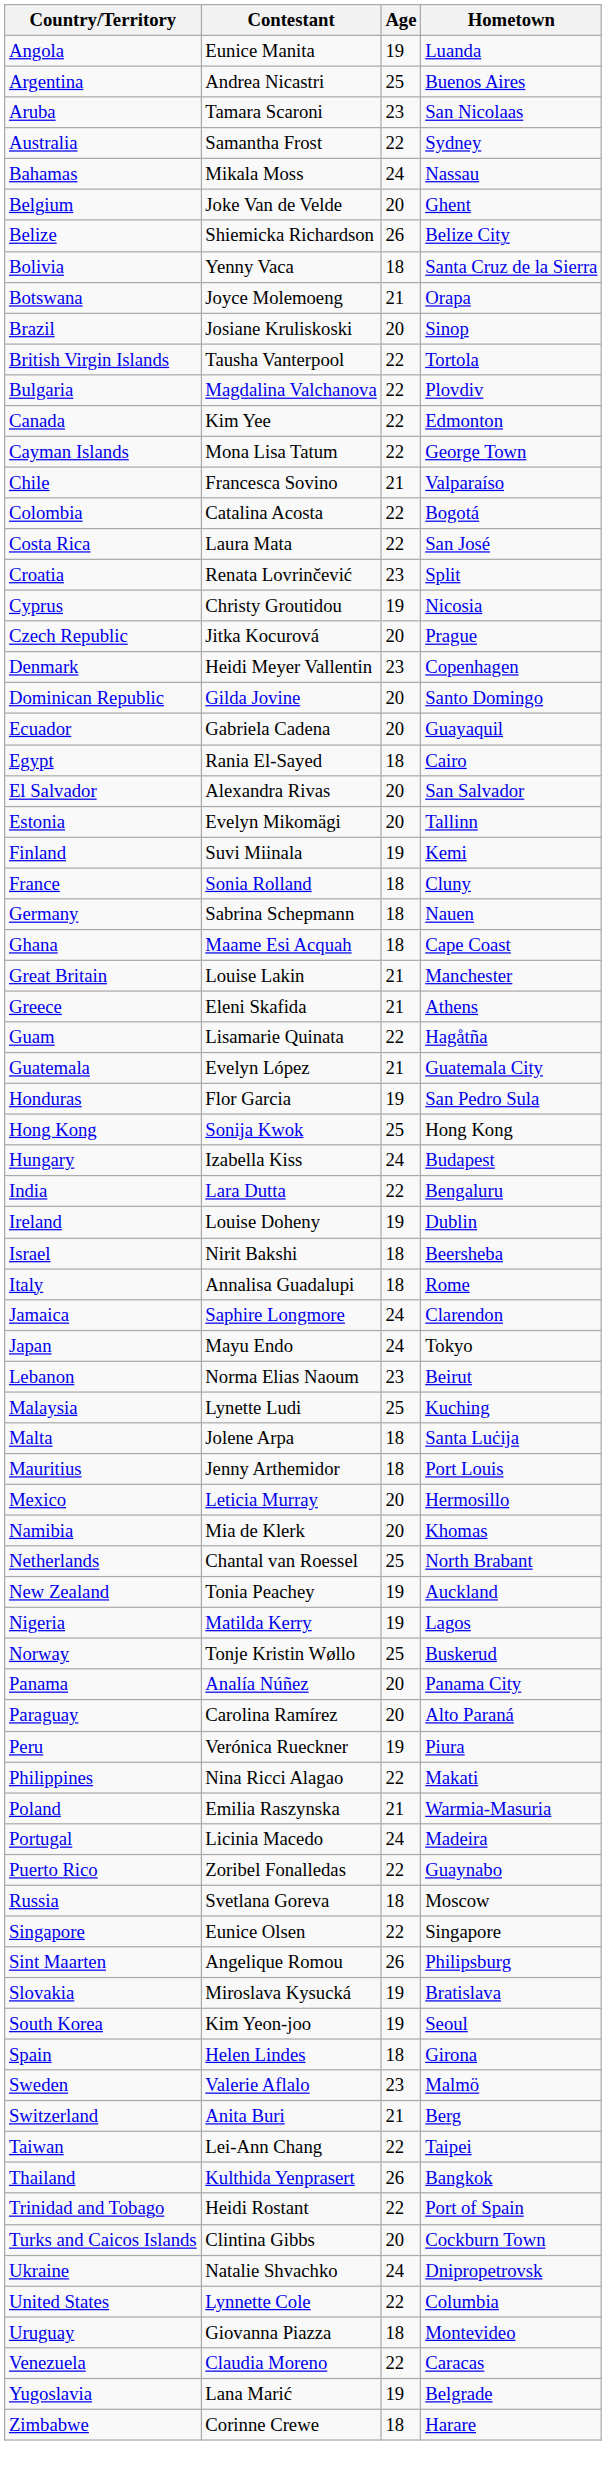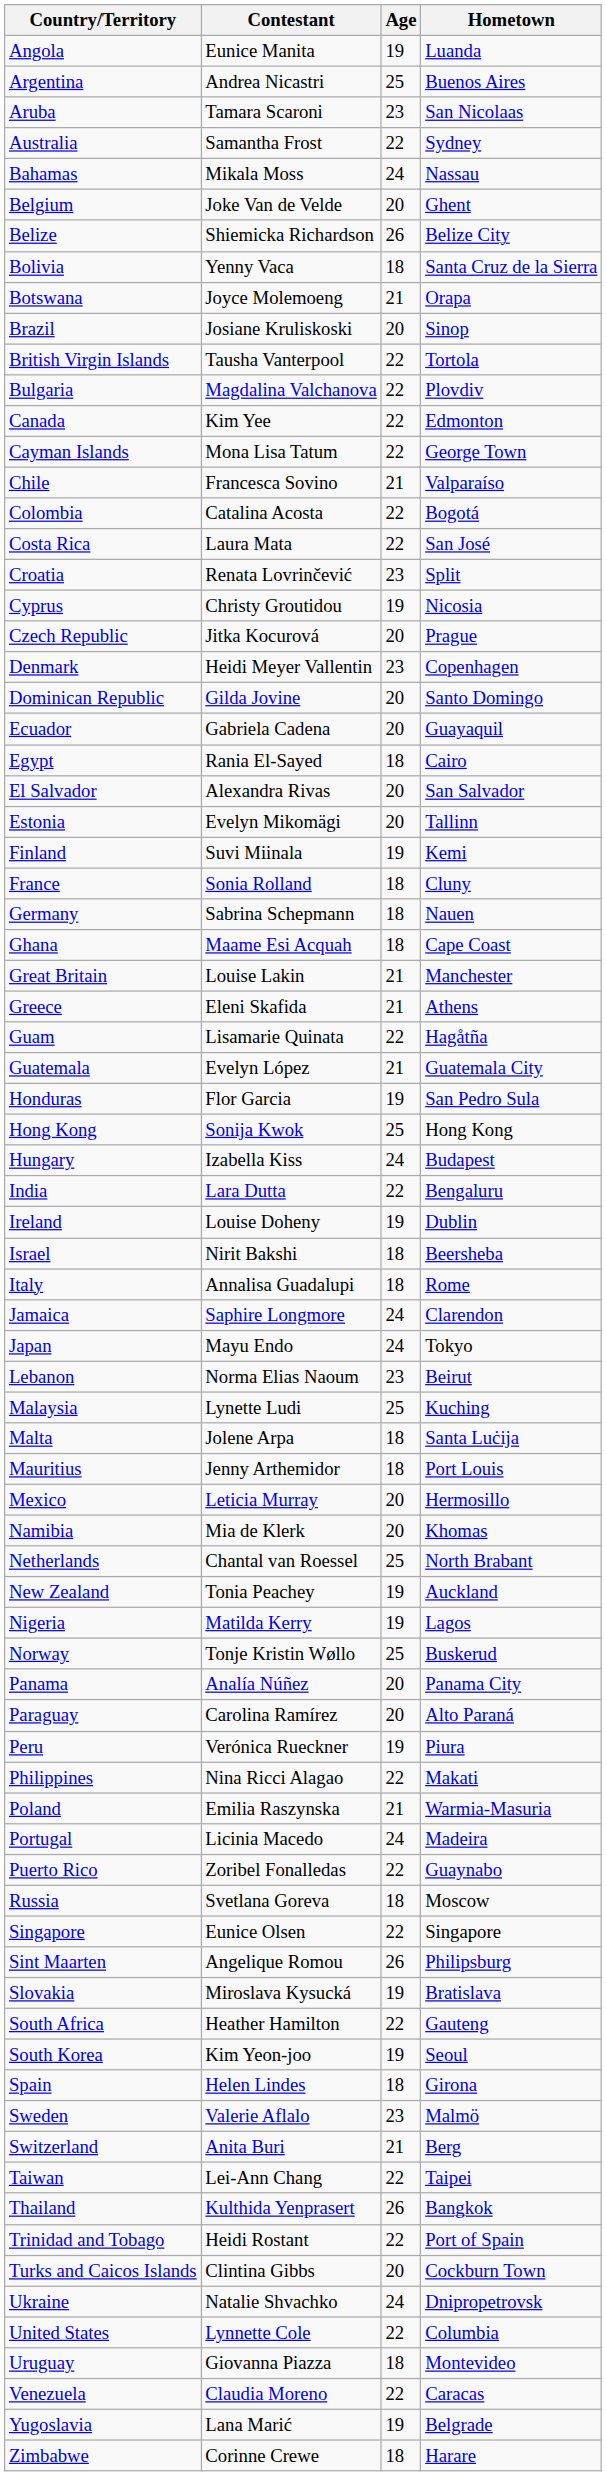+ row: (56, 2023)
